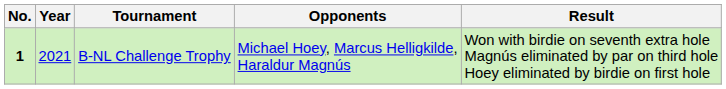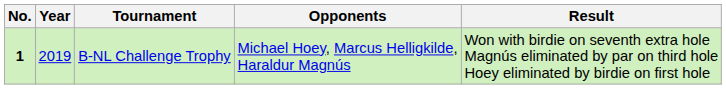(55, 56) 2021 -> (55, 56) 2019
